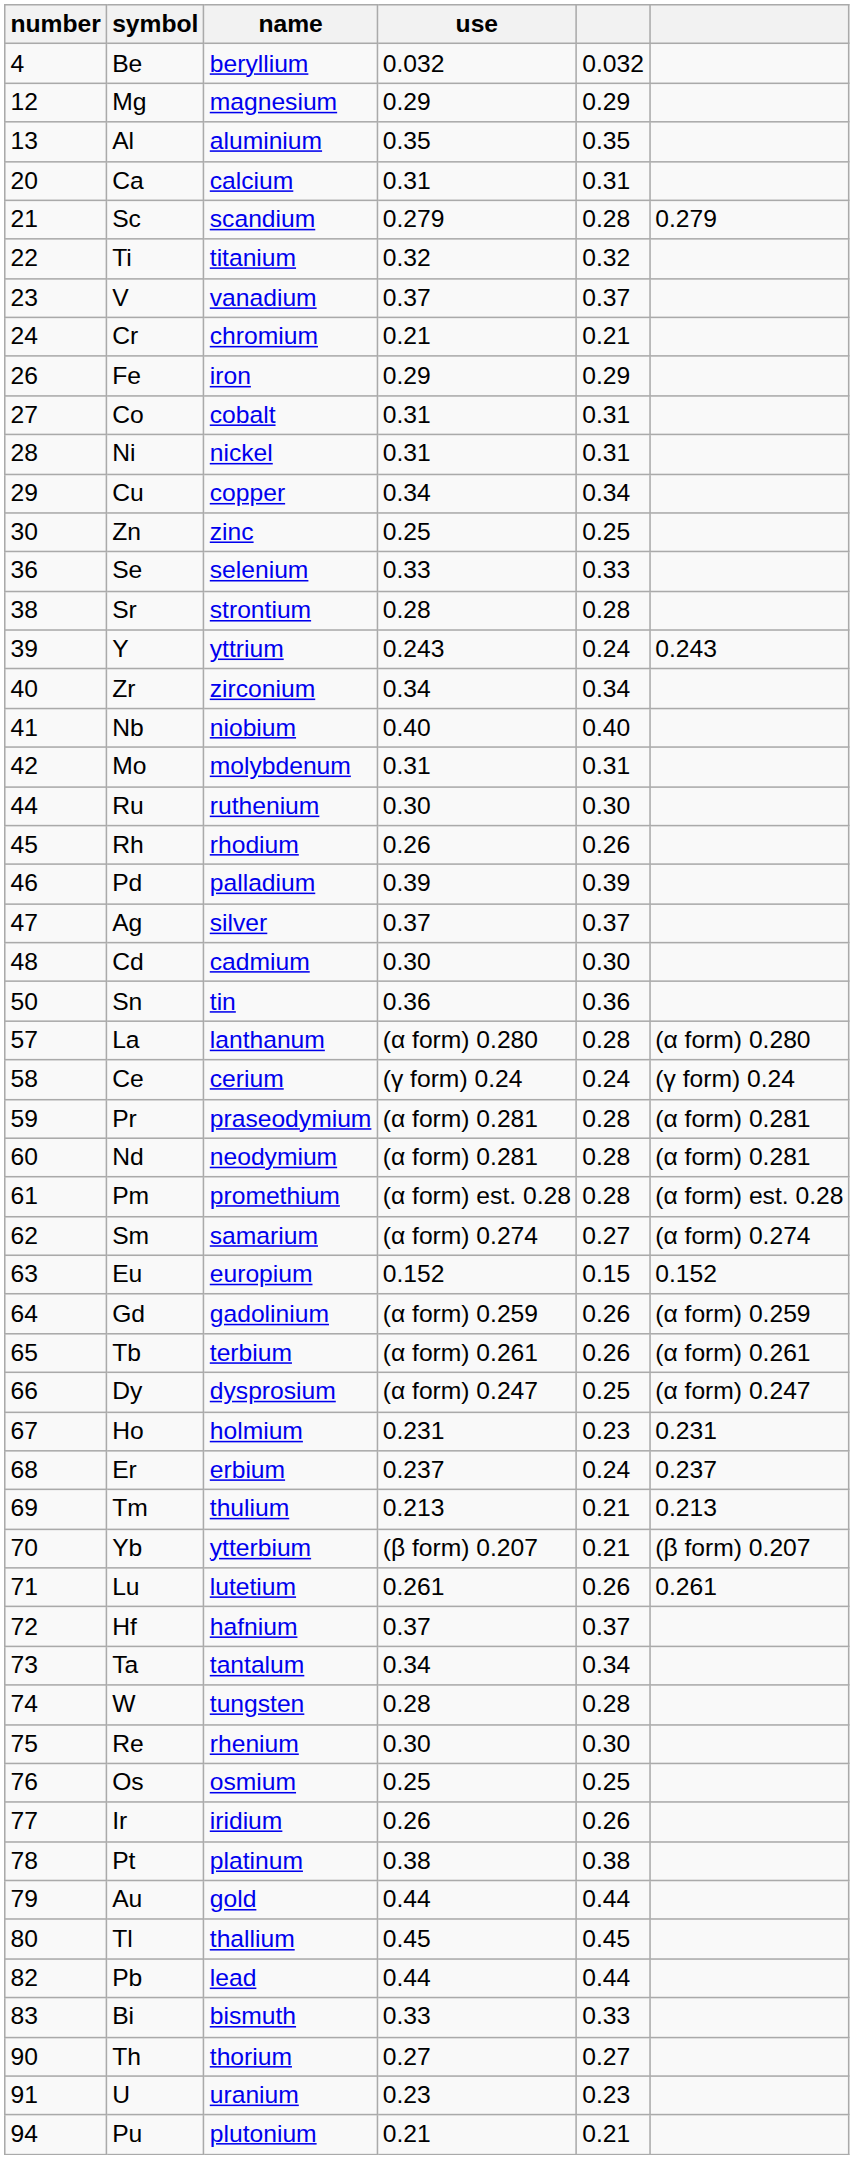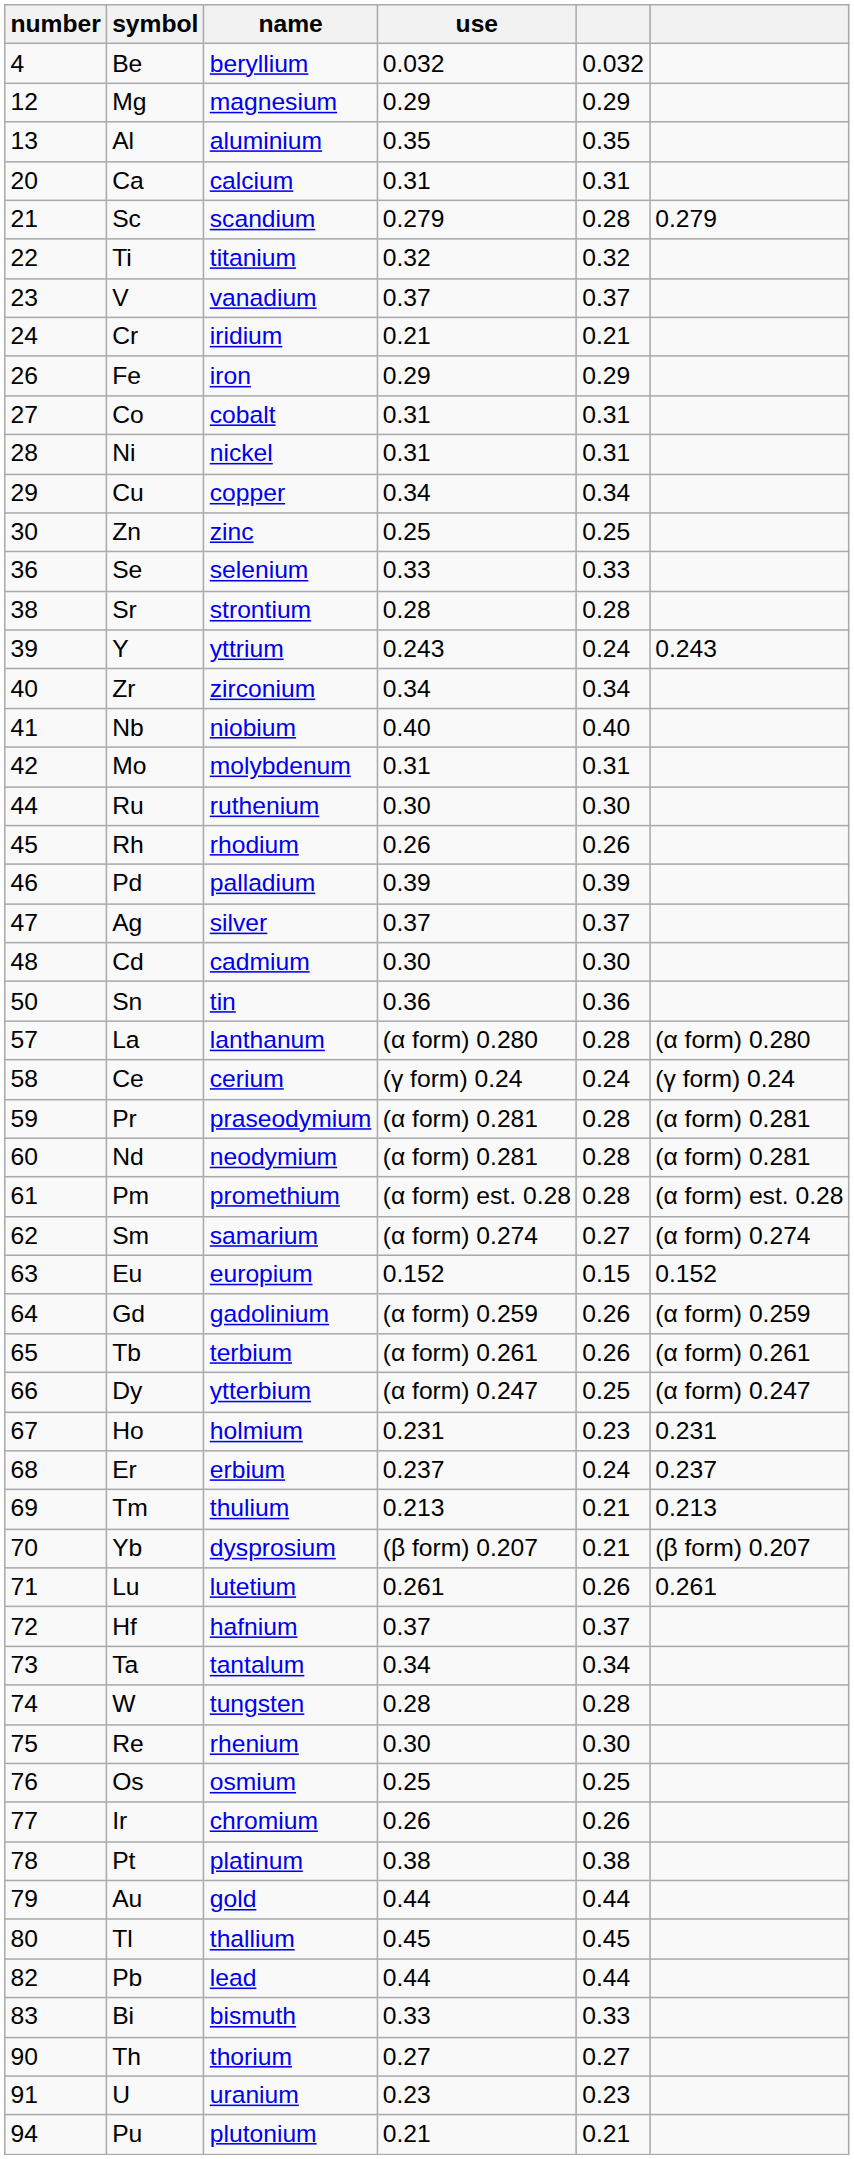(264, 336) chromium -> (246, 336) iridium
(273, 1391) dysprosium -> (260, 1391) ytterbium
(260, 1548) ytterbium -> (273, 1548) dysprosium
(246, 1821) iridium -> (264, 1821) chromium
